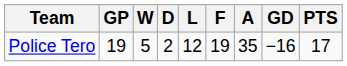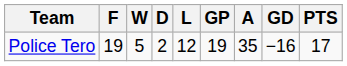columns swapped: (116, 18) <-> (220, 18)
